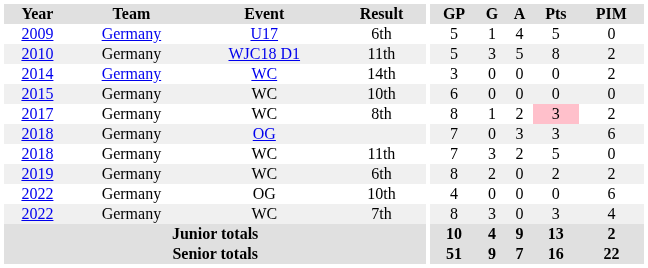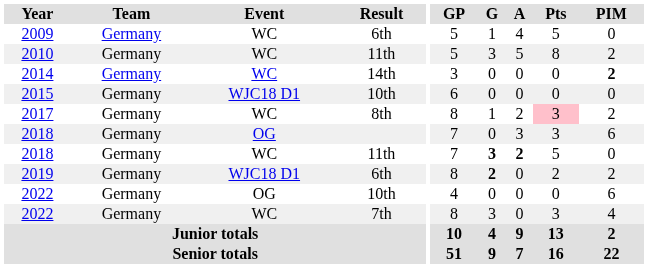(264, 34) U17 -> (264, 34) WC
(264, 54) WJC18 D1 -> (264, 54) WC
(611, 74) normal -> (611, 74) bold
(264, 94) WC -> (264, 94) WJC18 D1
(492, 154) normal -> (492, 154) bold
(520, 154) normal -> (520, 154) bold
(264, 174) WC -> (264, 174) WJC18 D1
(492, 174) normal -> (492, 174) bold
